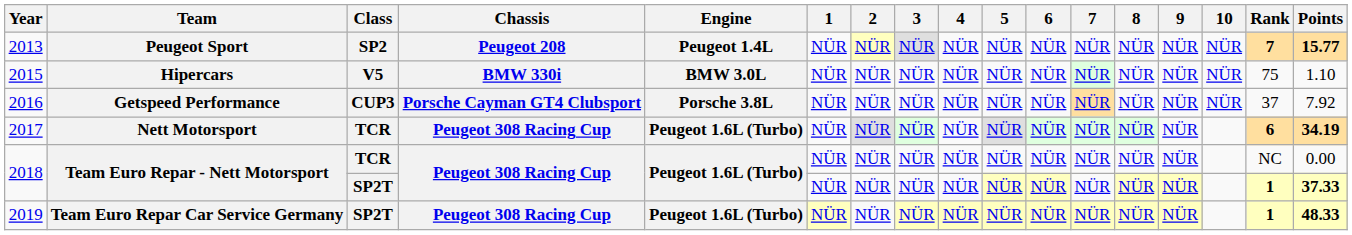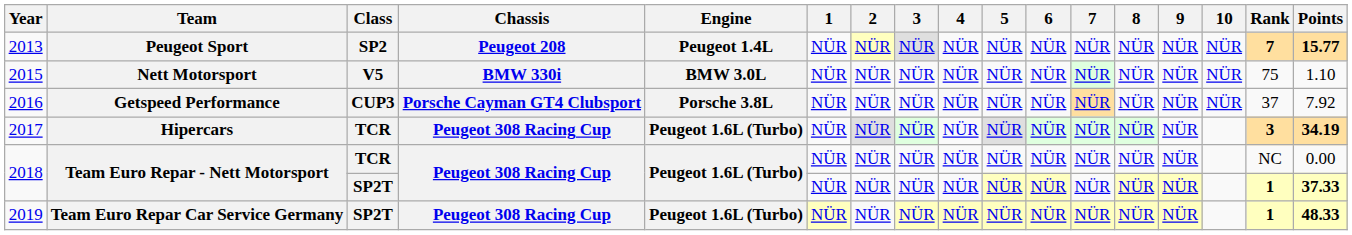(197, 74) Hipercars -> (197, 74) Nett Motorsport
(197, 130) Nett Motorsport -> (197, 130) Hipercars
(1270, 130) 6 -> (1270, 130) 3
